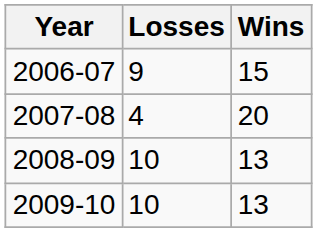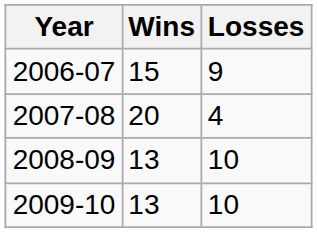columns swapped: (271, 26) <-> (177, 26)
